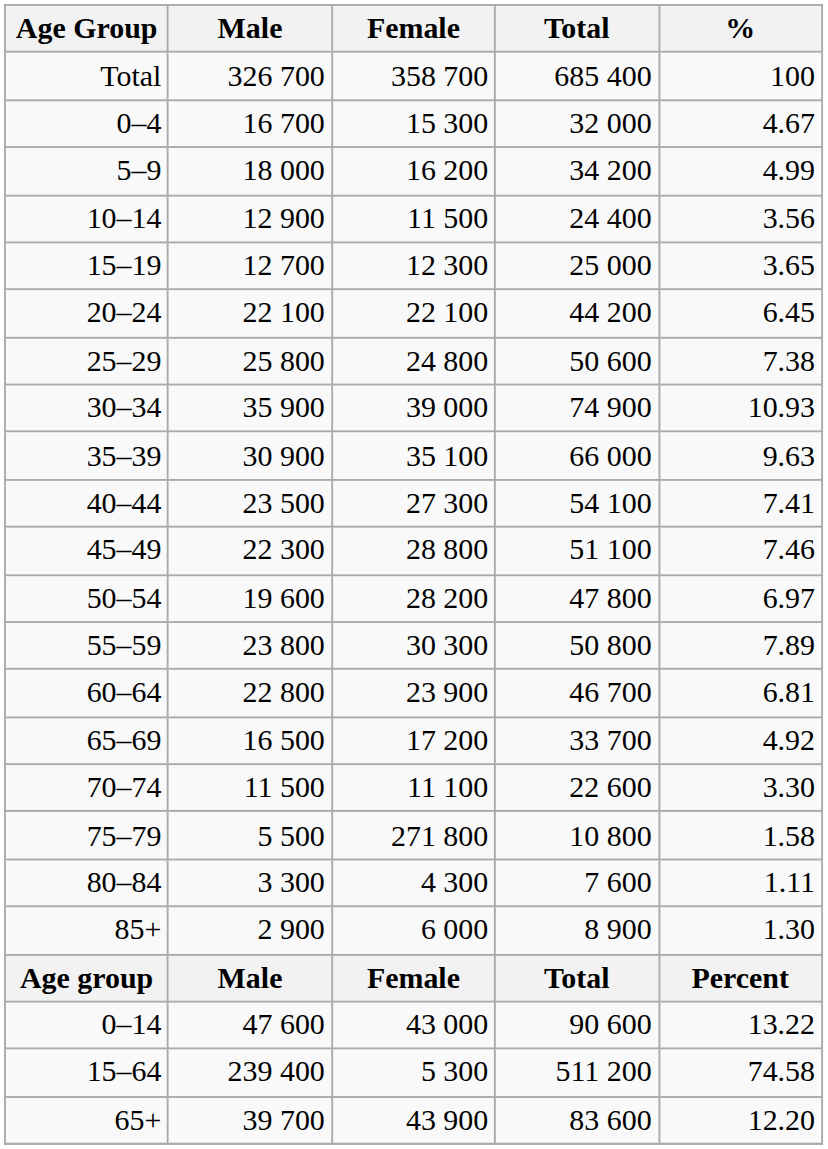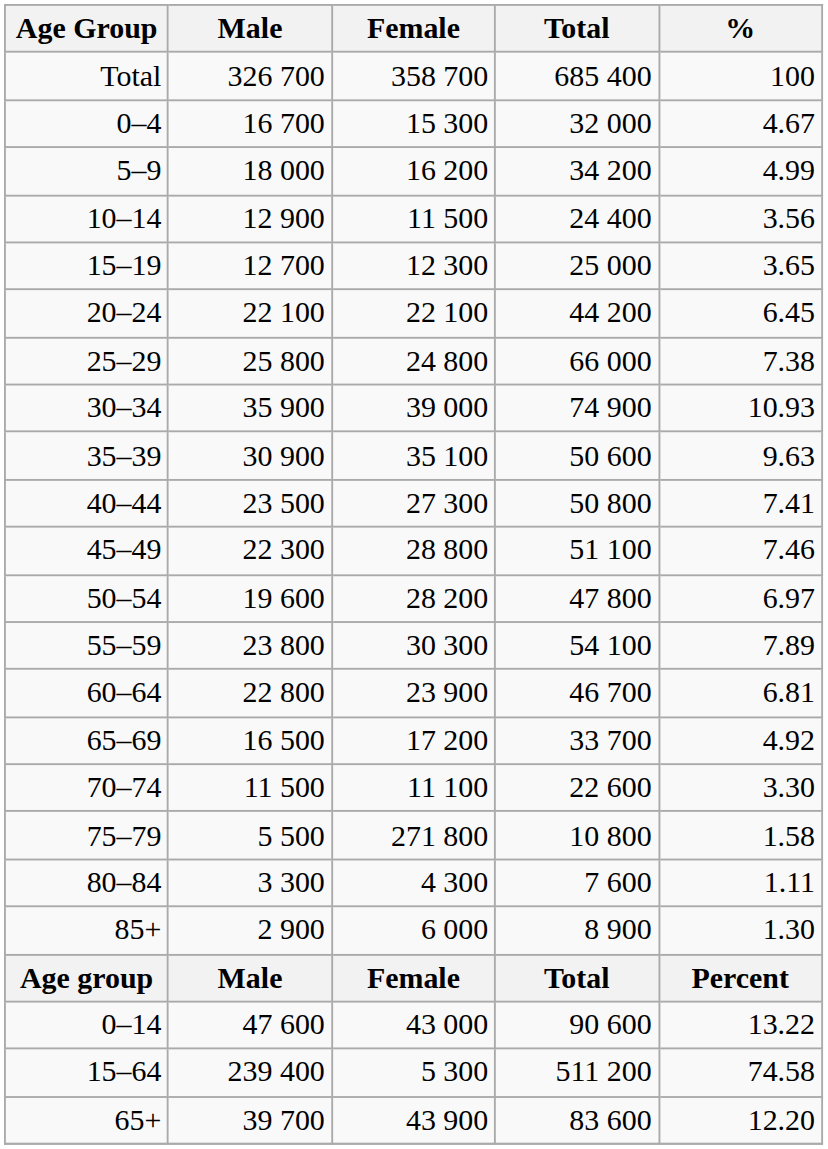(610, 360) 50 600 -> (610, 360) 66 000
(610, 455) 66 000 -> (610, 455) 50 600
(610, 502) 54 100 -> (610, 502) 50 800
(610, 645) 50 800 -> (610, 645) 54 100
